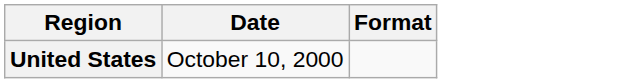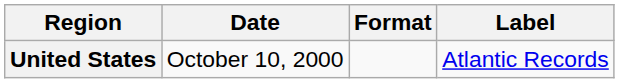+ column: (525, 22)
